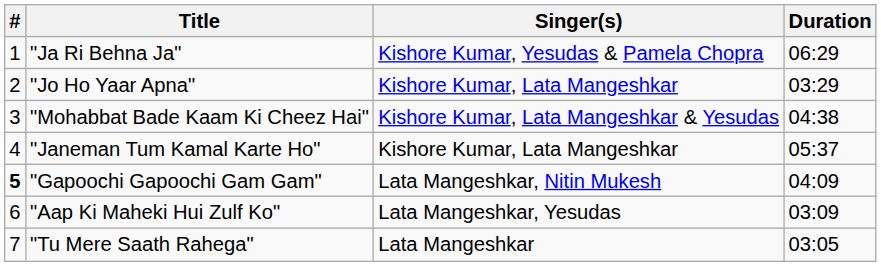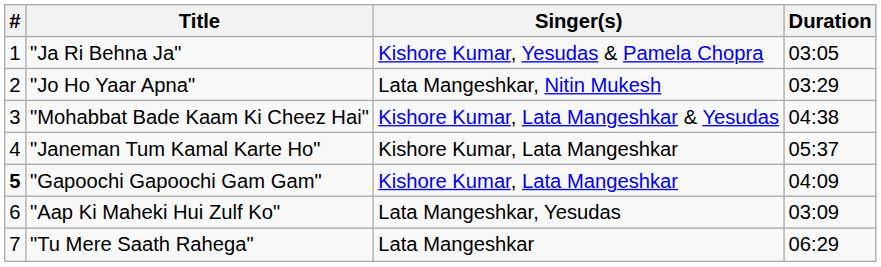(814, 53) 06:29 -> (814, 53) 03:05
(528, 85) Kishore Kumar, Lata Mangeshkar -> (520, 85) Lata Mangeshkar, Nitin Mukesh
(520, 181) Lata Mangeshkar, Nitin Mukesh -> (528, 181) Kishore Kumar, Lata Mangeshkar
(814, 245) 03:05 -> (814, 245) 06:29
